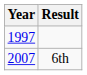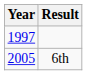(21, 59) 2007 -> (21, 59) 2005
